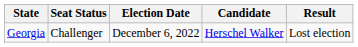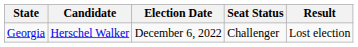columns swapped: (244, 13) <-> (79, 13)
